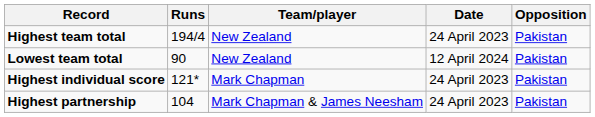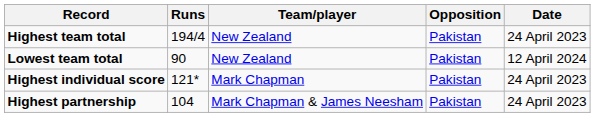columns swapped: (551, 15) <-> (469, 15)
